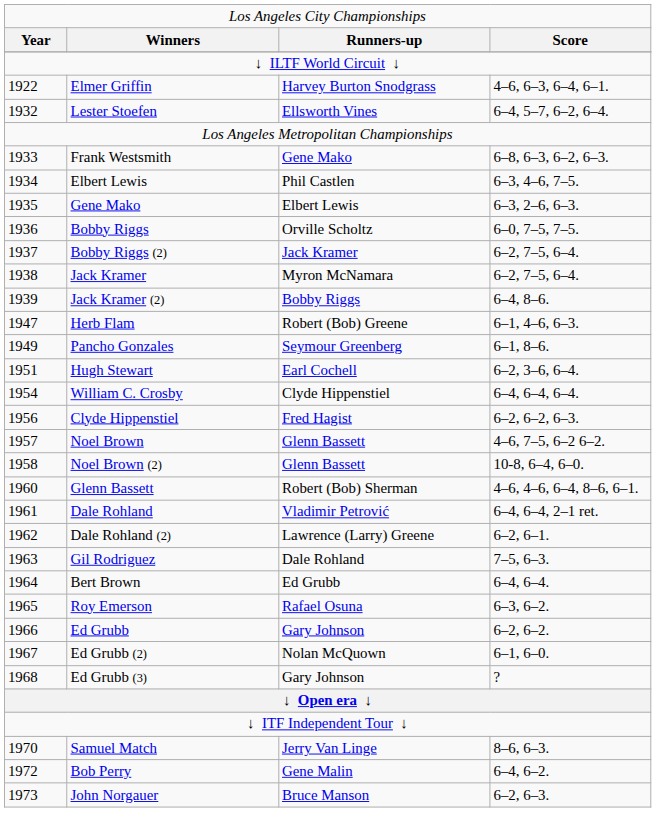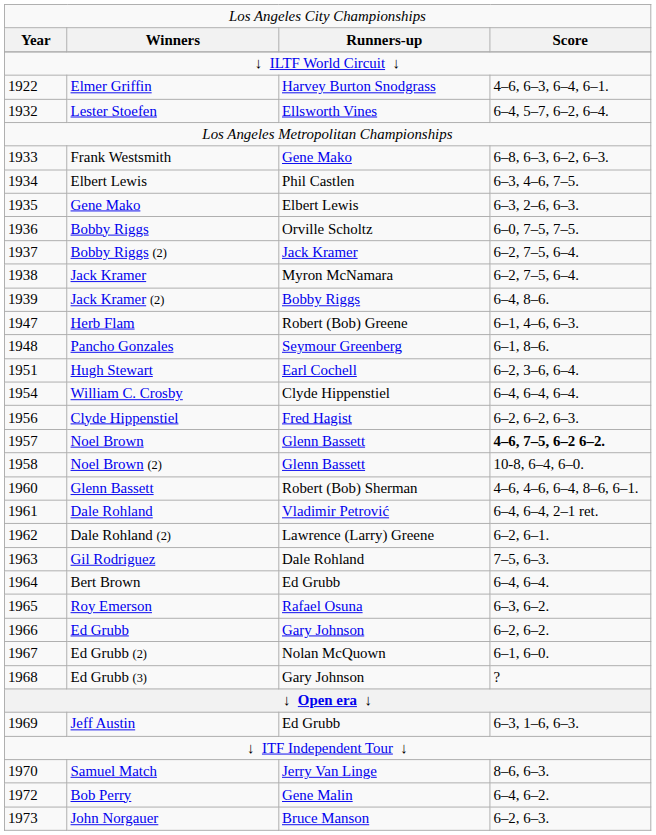(23, 346) 1949 -> (23, 346) 1948
(549, 441) normal -> (549, 441) bold
+ row: (103, 724)
